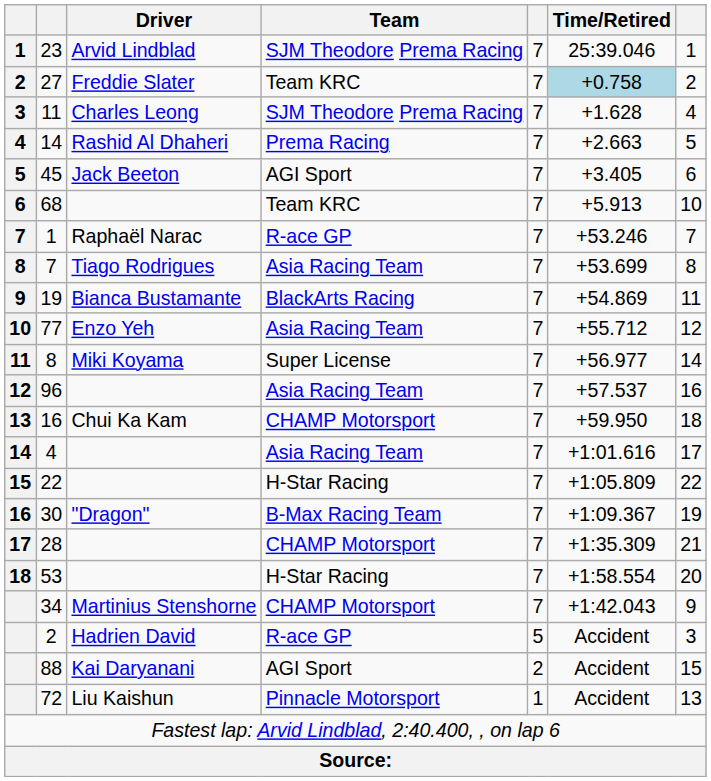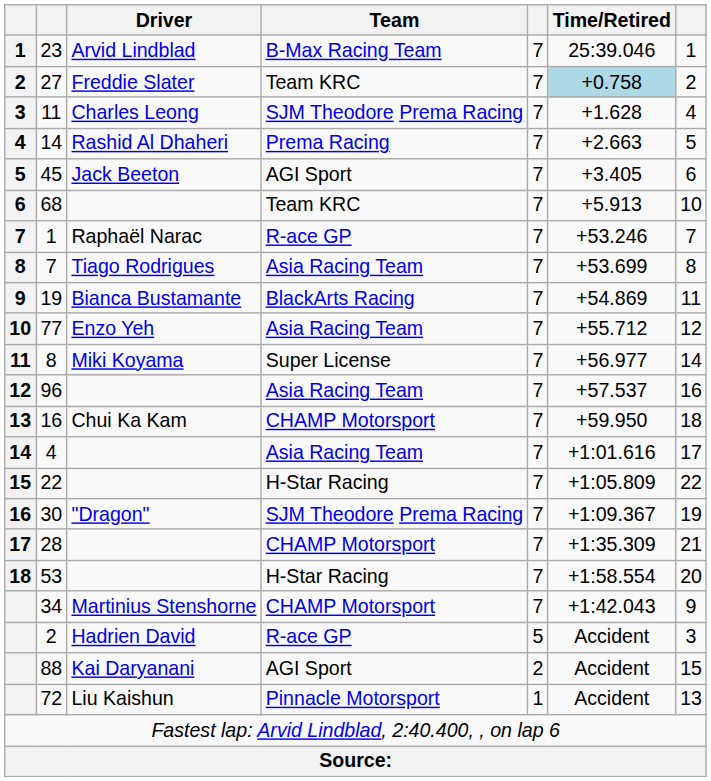(394, 51) SJM Theodore Prema Racing -> (354, 51) B-Max Racing Team
(354, 514) B-Max Racing Team -> (394, 514) SJM Theodore Prema Racing
